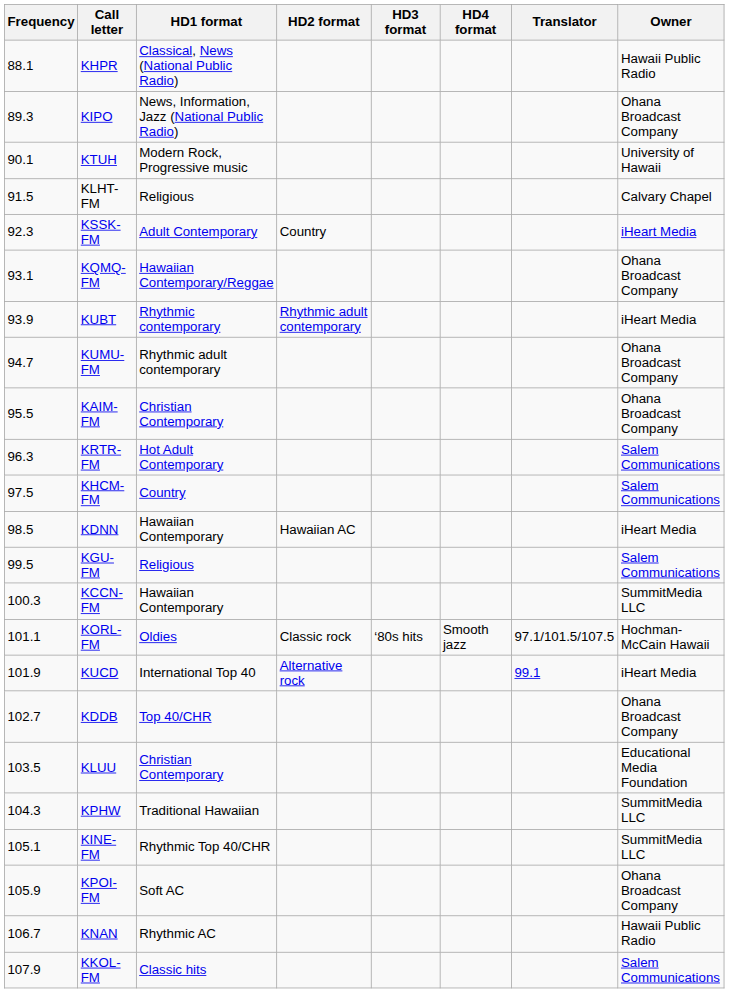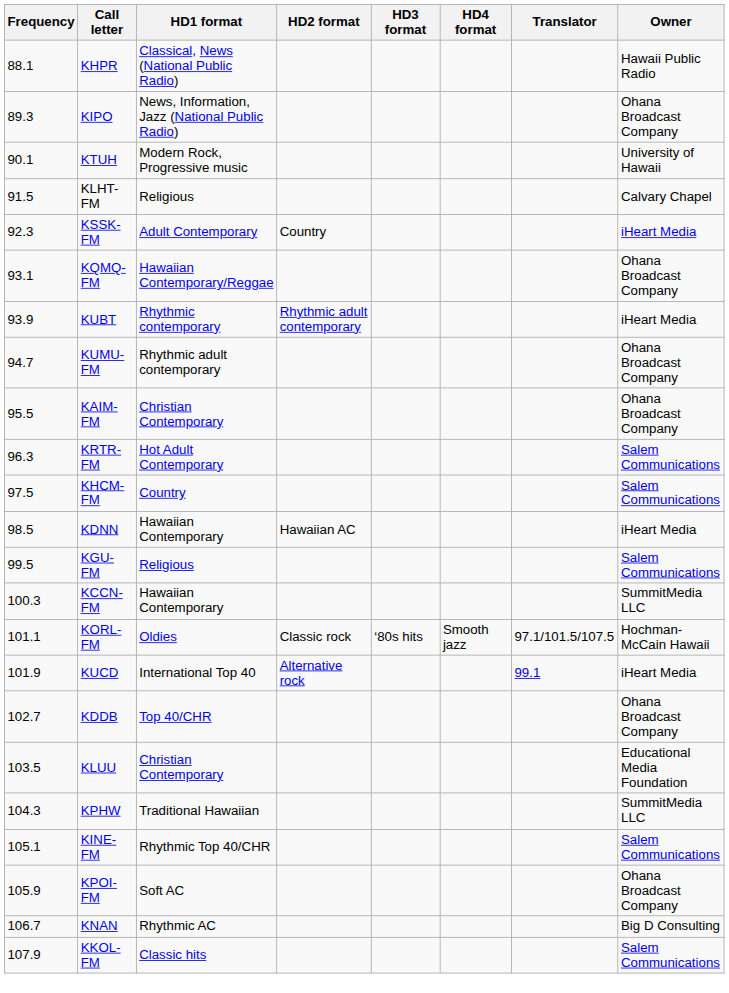(662, 847) SummitMedia LLC -> (670, 847) Salem Communications
(661, 934) Hawaii Public Radio -> (670, 926) Big D Consulting
